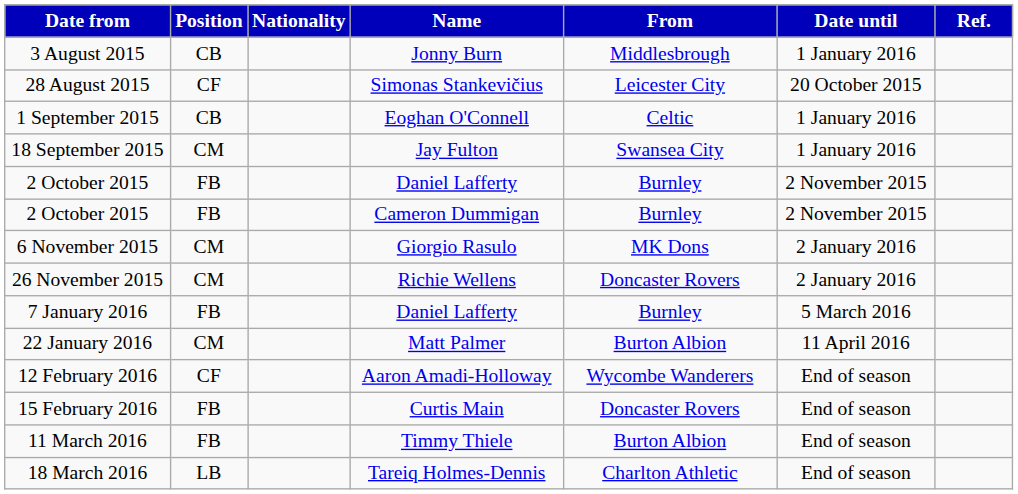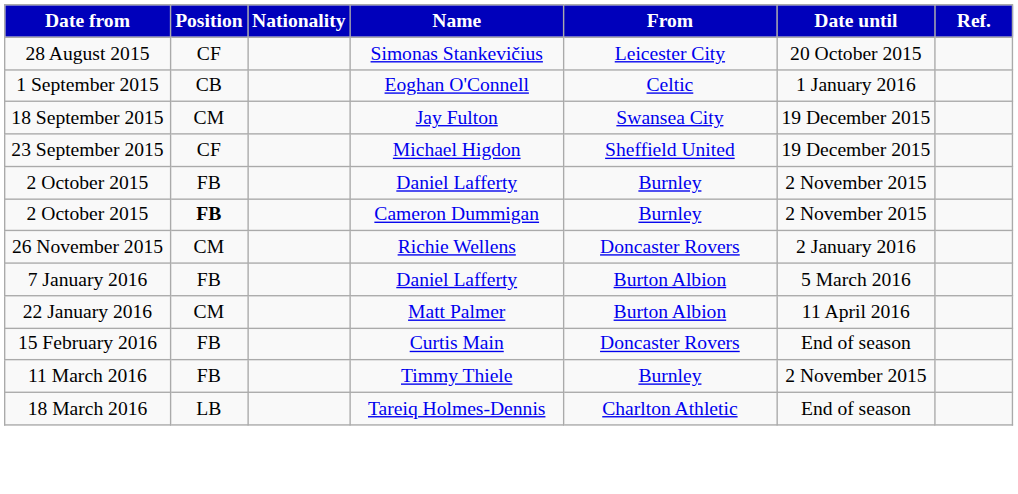- row: (87, 53)
(856, 150) 1 January 2016 -> (856, 117) 19 December 2015
+ row: (87, 150)
(209, 214) normal -> (209, 214) bold
- row: (87, 247)
(670, 311) Burnley -> (670, 279) Burton Albion
- row: (87, 376)
(670, 440) Burton Albion -> (670, 376) Burnley
(856, 440) End of season -> (856, 376) 2 November 2015
